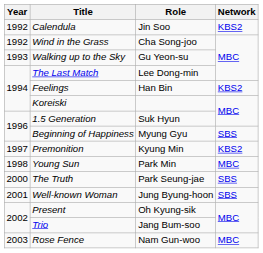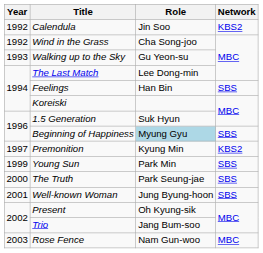(230, 88) KBS2 -> (227, 88) SBS
(163, 133) no background -> (163, 133) lightblue background
(17, 164) 1998 -> (17, 164) 1999
(228, 164) MBC -> (227, 164) SBS
